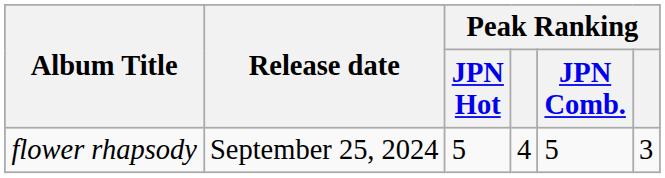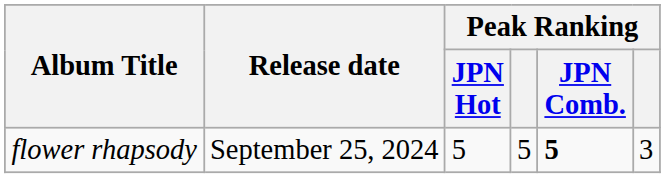(524, 149) 4 -> (524, 149) 5
(552, 149) normal -> (552, 149) bold
